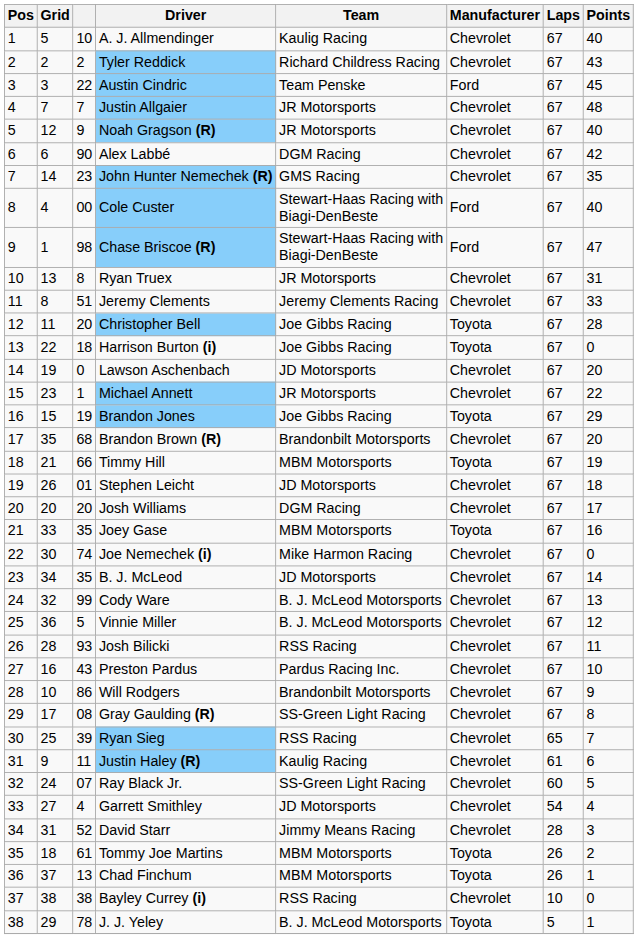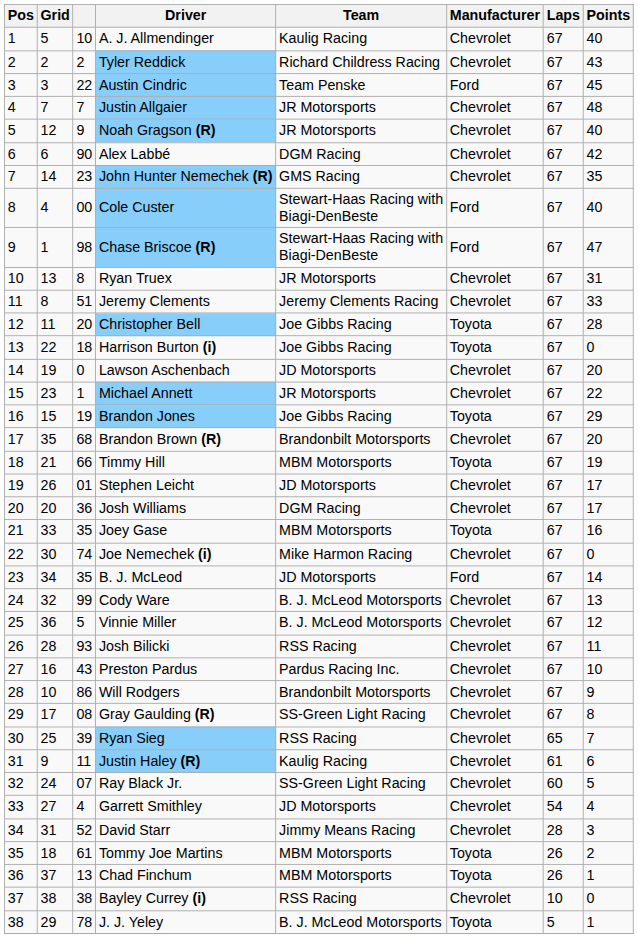(595, 484) 18 -> (595, 484) 17
(84, 507) 20 -> (84, 507) 36
(480, 576) Chevrolet -> (464, 576) Ford
